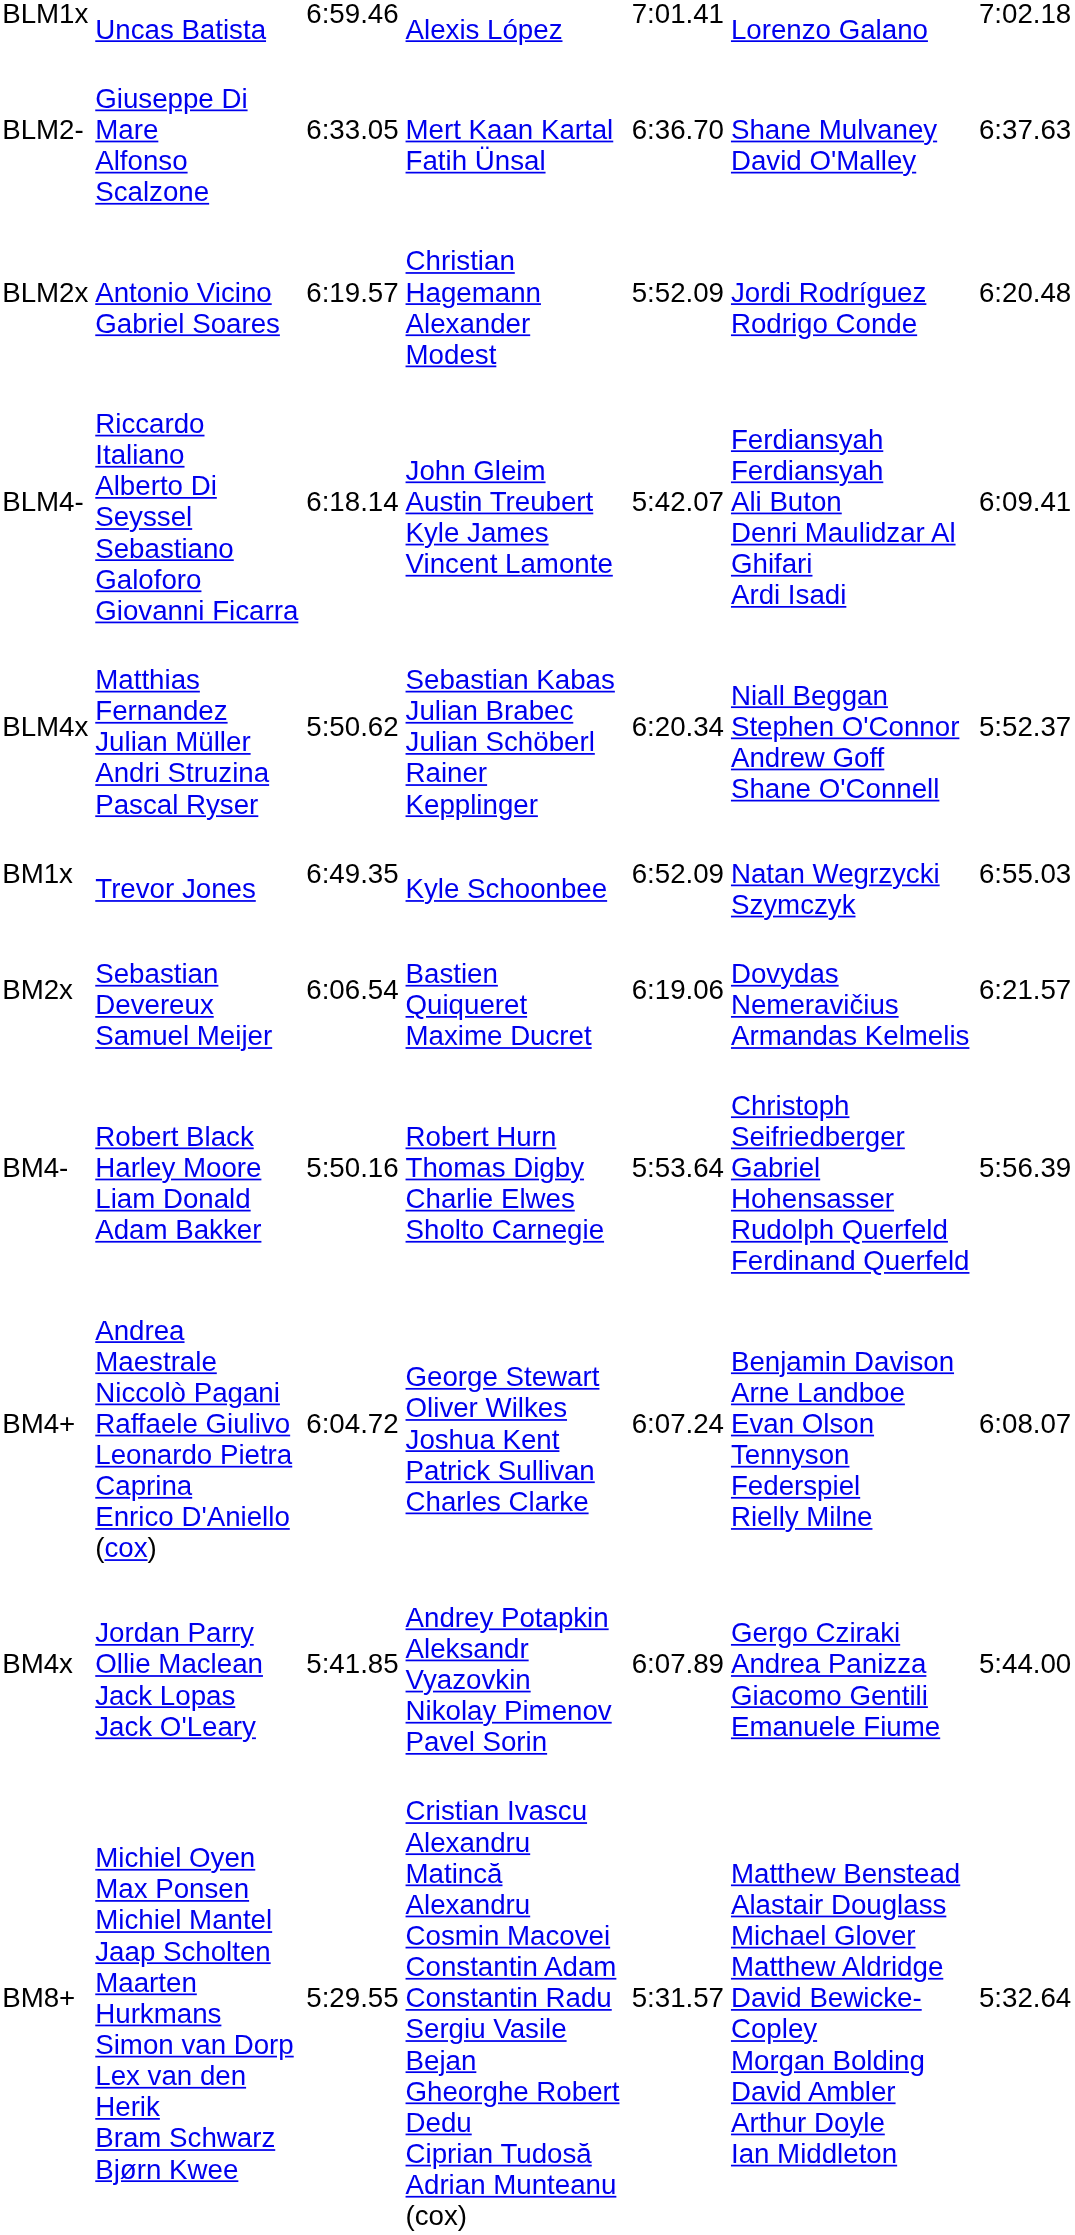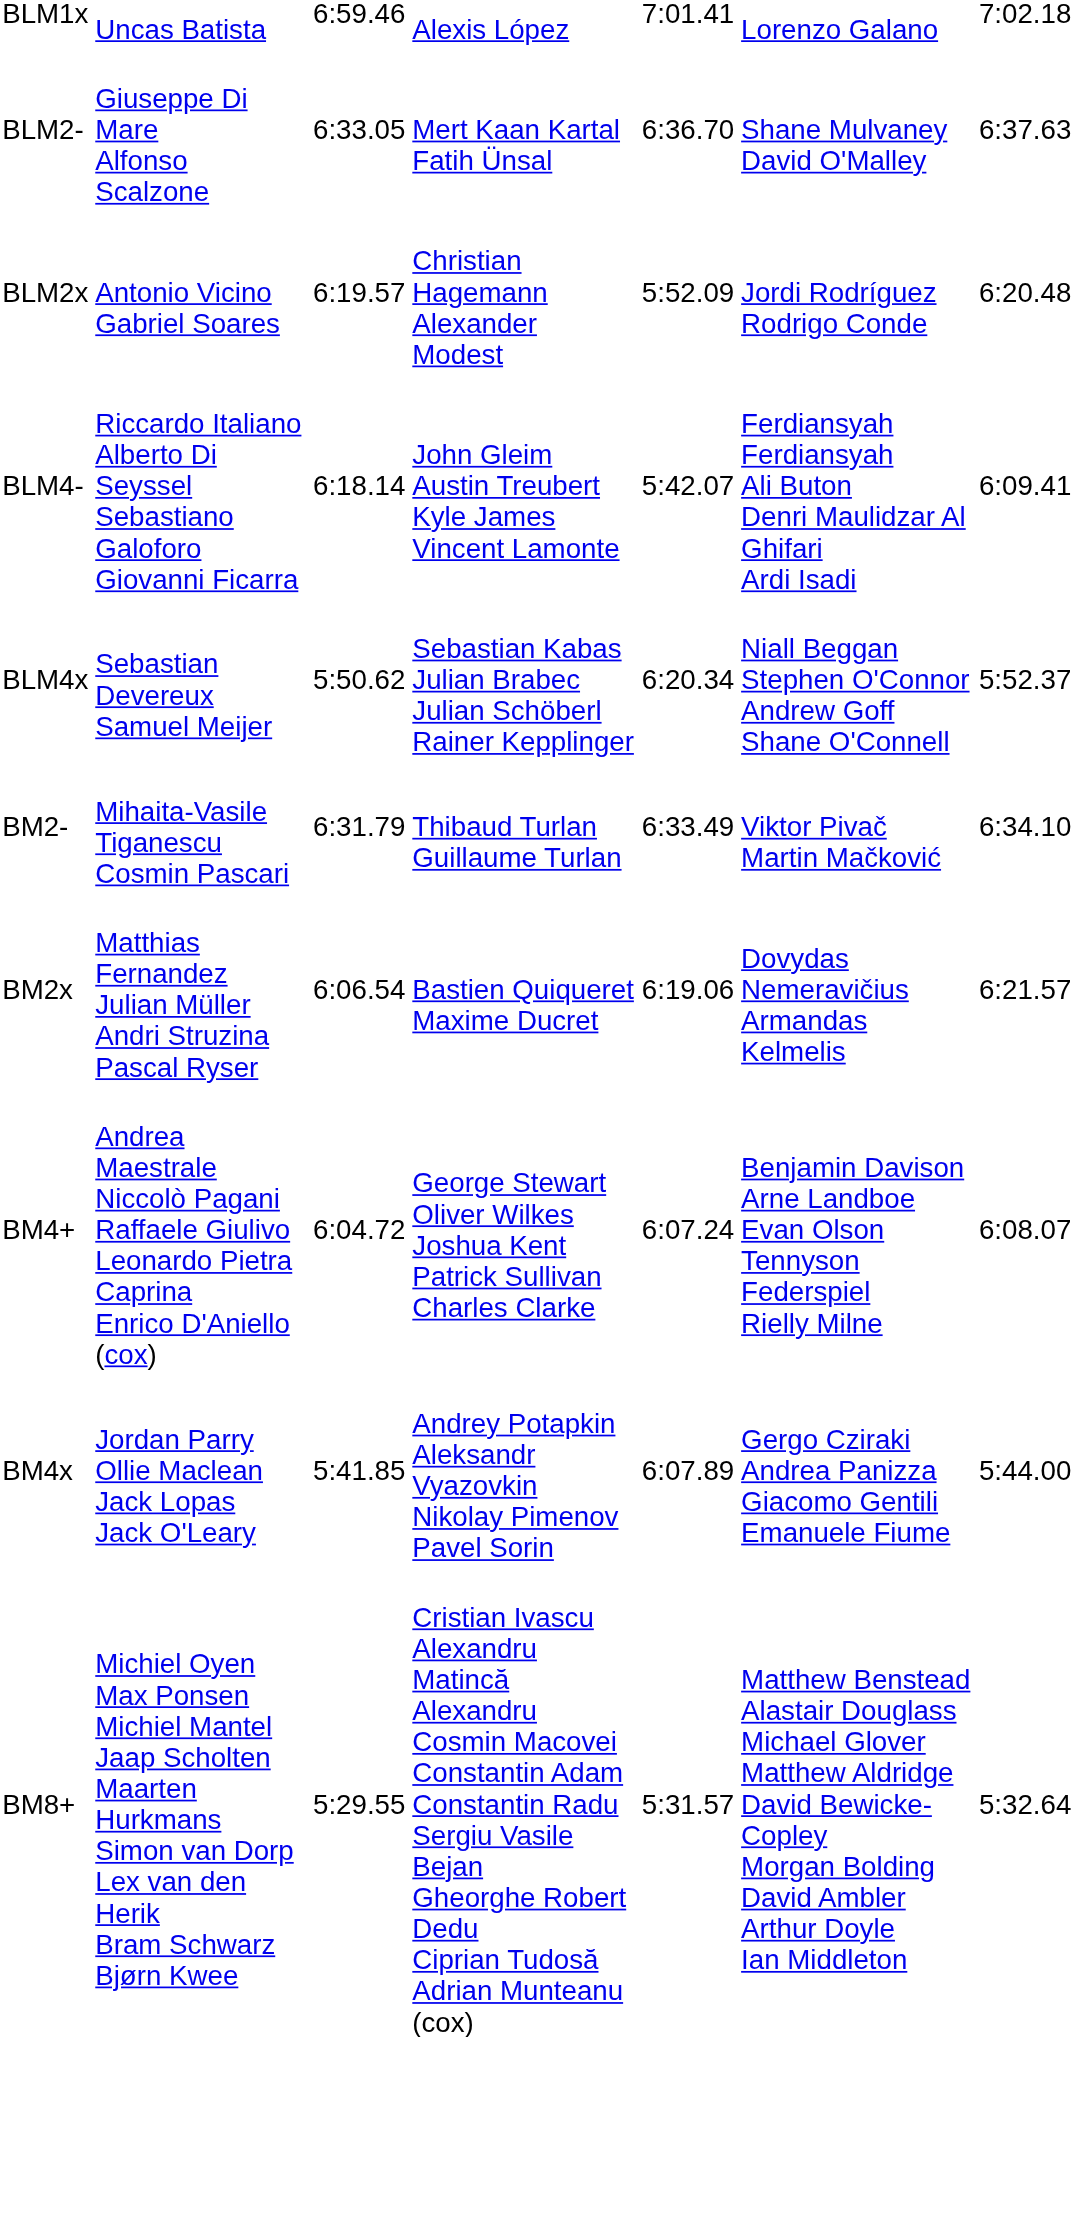(182, 742) Matthias Fernandez Julian Müller Andri Struzina Pascal Ryser -> (184, 695) Sebastian Devereux Samuel Meijer
- row: (38, 873)
+ row: (35, 827)
(184, 1005) Sebastian Devereux Samuel Meijer -> (182, 1005) Matthias Fernandez Julian Müller Andri Struzina Pascal Ryser
- row: (35, 1167)
